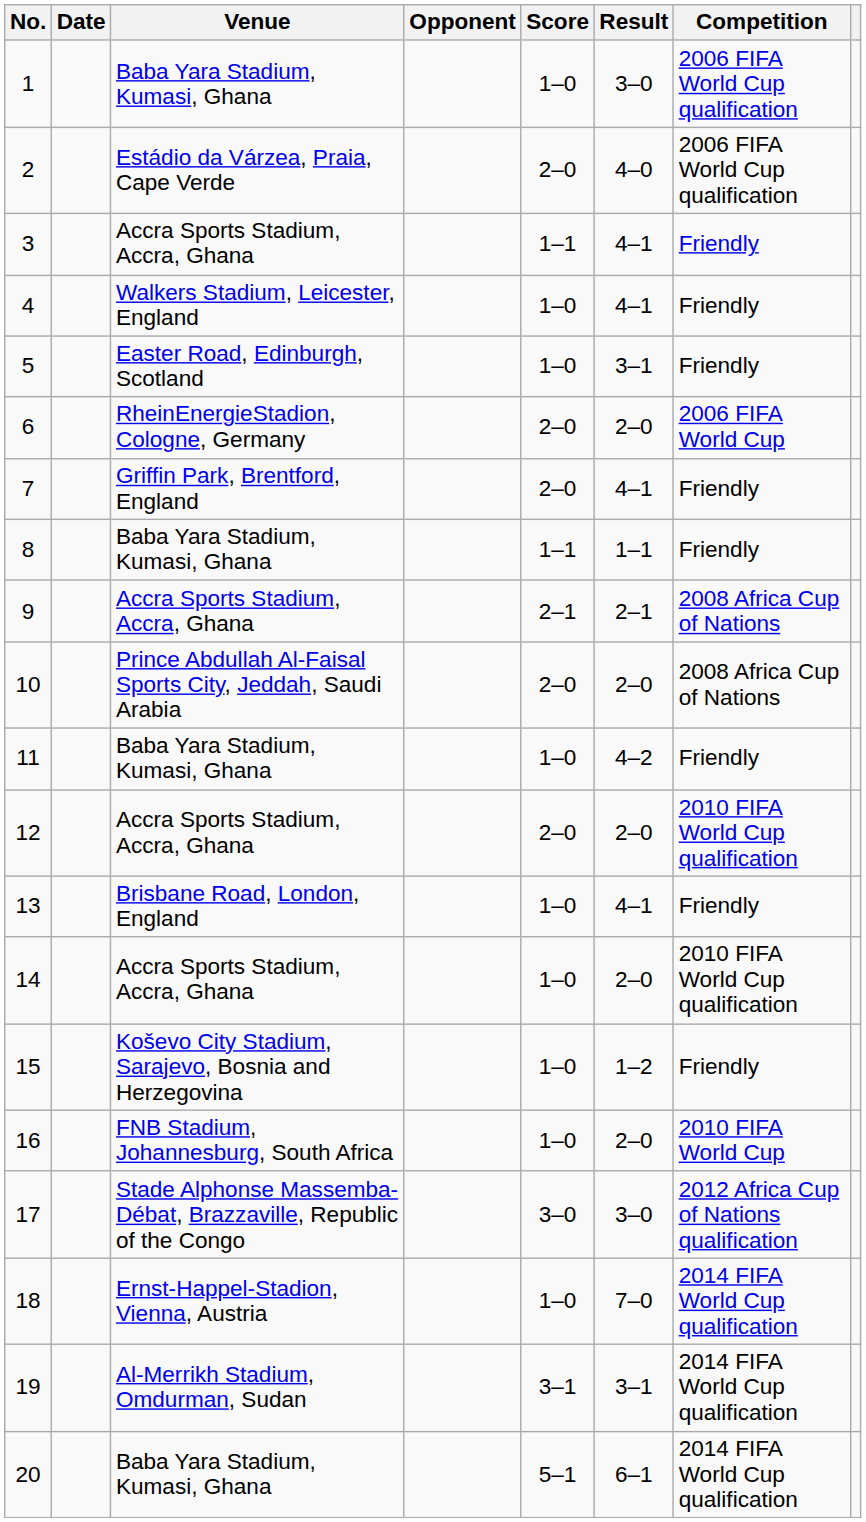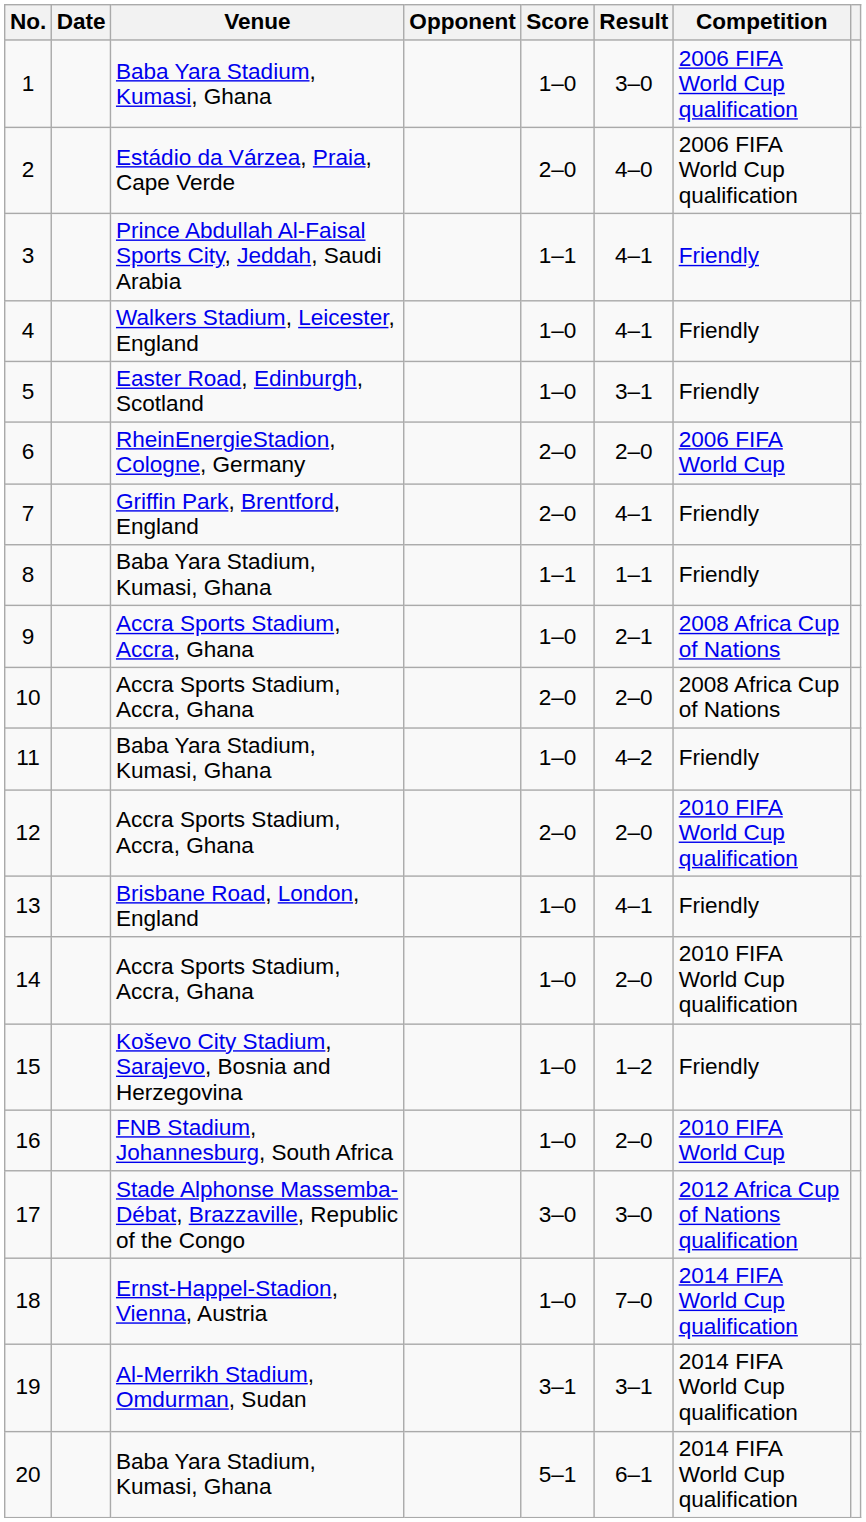(228, 243) Accra Sports Stadium, Accra, Ghana -> (249, 256) Prince Abdullah Al-Faisal Sports City, Jeddah, Saudi Arabia
(558, 610) 2–1 -> (558, 636) 1–0
(249, 684) Prince Abdullah Al-Faisal Sports City, Jeddah, Saudi Arabia -> (228, 697) Accra Sports Stadium, Accra, Ghana
